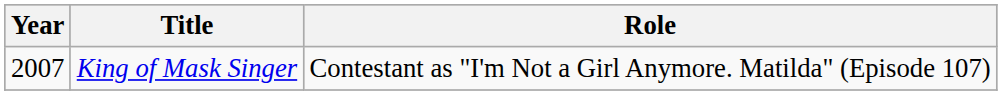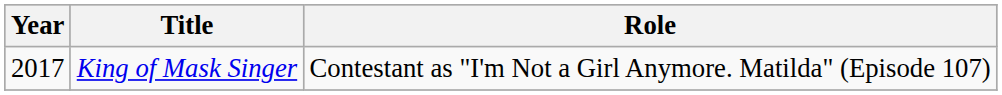(38, 68) 2007 -> (38, 68) 2017
